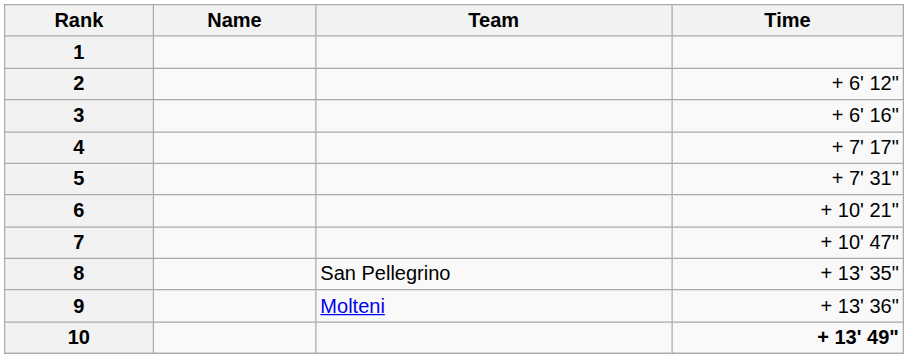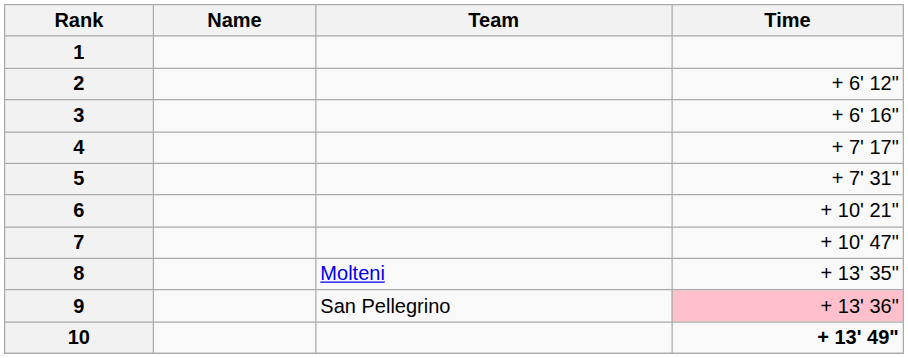(385, 274) San Pellegrino -> (353, 274) Molteni
(353, 305) Molteni -> (385, 305) San Pellegrino
(860, 305) no background -> (860, 305) pink background
